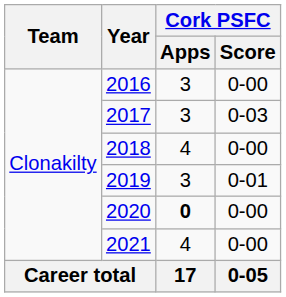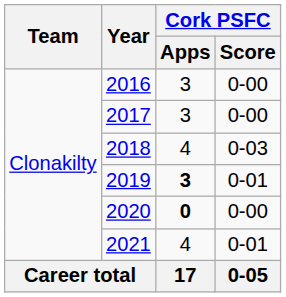(248, 116) 0-03 -> (248, 116) 0-00
(248, 148) 0-00 -> (248, 148) 0-03
(185, 180) normal -> (185, 180) bold
(248, 244) 0-00 -> (248, 244) 0-01
